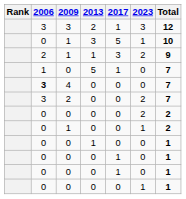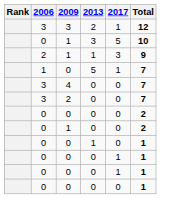- column: (143, 12)
(44, 85) bold -> (44, 85) normal
